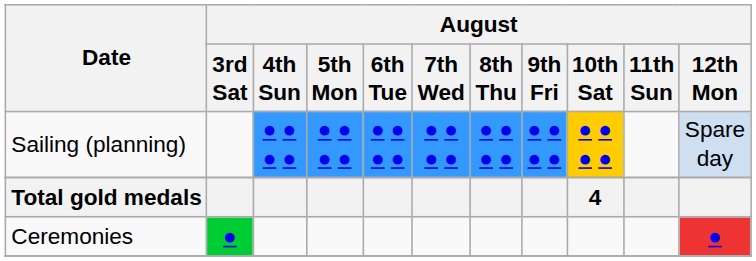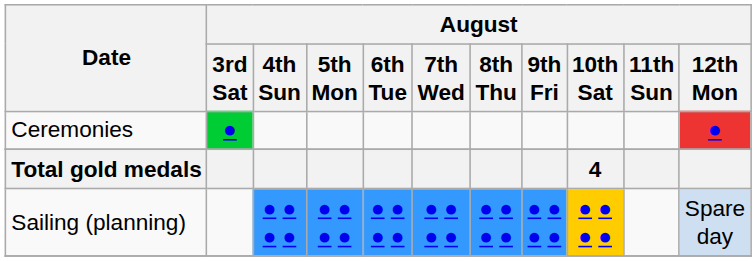rows swapped: (99, 144) <-> (72, 236)
